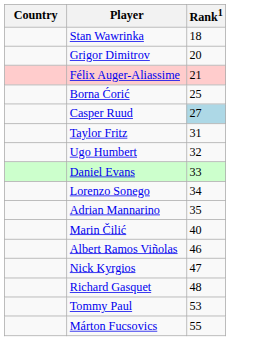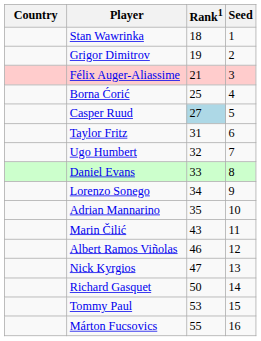+ column: (241, 15)
(195, 56) 20 -> (195, 56) 19
(195, 229) 40 -> (195, 229) 43
(195, 287) 48 -> (195, 287) 50
